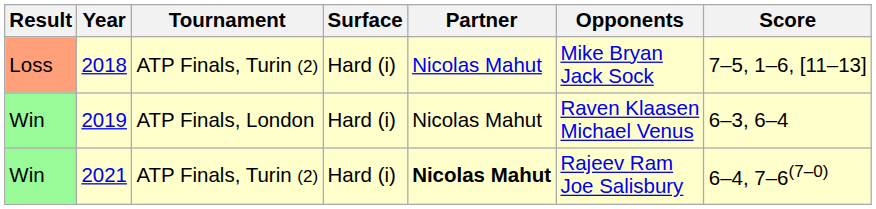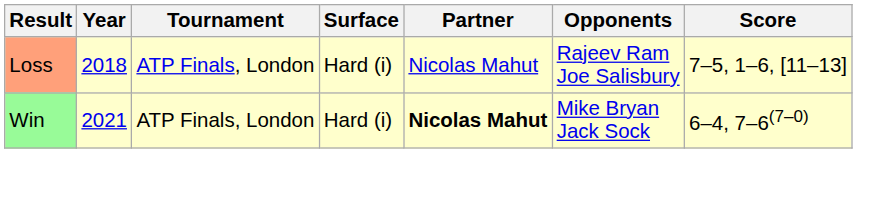(227, 64) ATP Finals, Turin (2) -> (225, 64) ATP Finals, London
(612, 64) Mike Bryan Jack Sock -> (618, 64) Rajeev Ram Joe Salisbury
- row: (104, 120)
(227, 175) ATP Finals, Turin (2) -> (225, 120) ATP Finals, London
(622, 175) Rajeev Ram Joe Salisbury -> (608, 120) Mike Bryan Jack Sock
